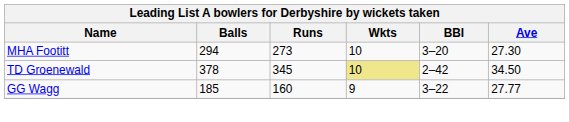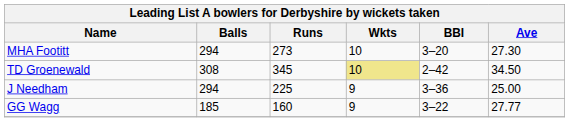(209, 70) 378 -> (209, 70) 308
+ row: (37, 88)
